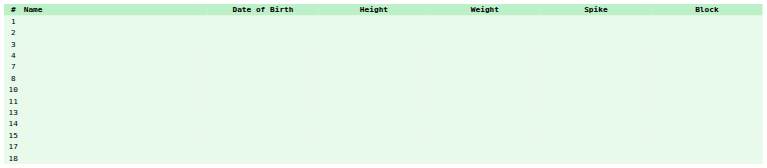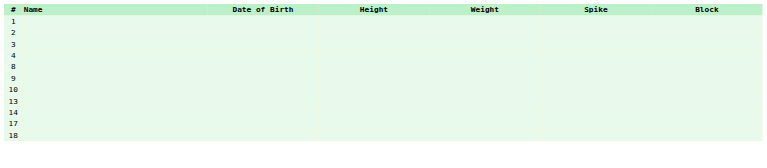- row: (13, 67)
+ row: (13, 78)
- row: (13, 101)
- row: (13, 135)
